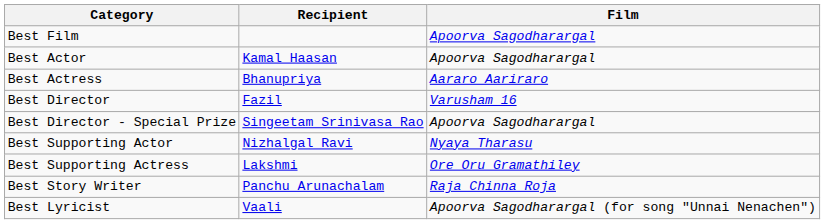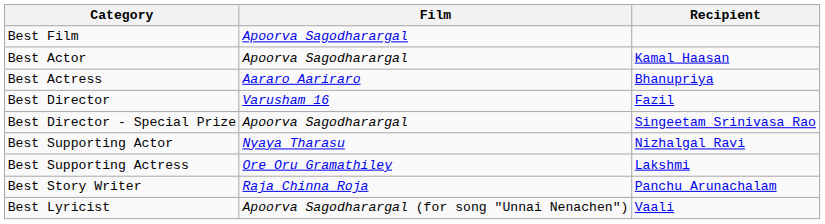columns swapped: (333, 15) <-> (623, 15)
